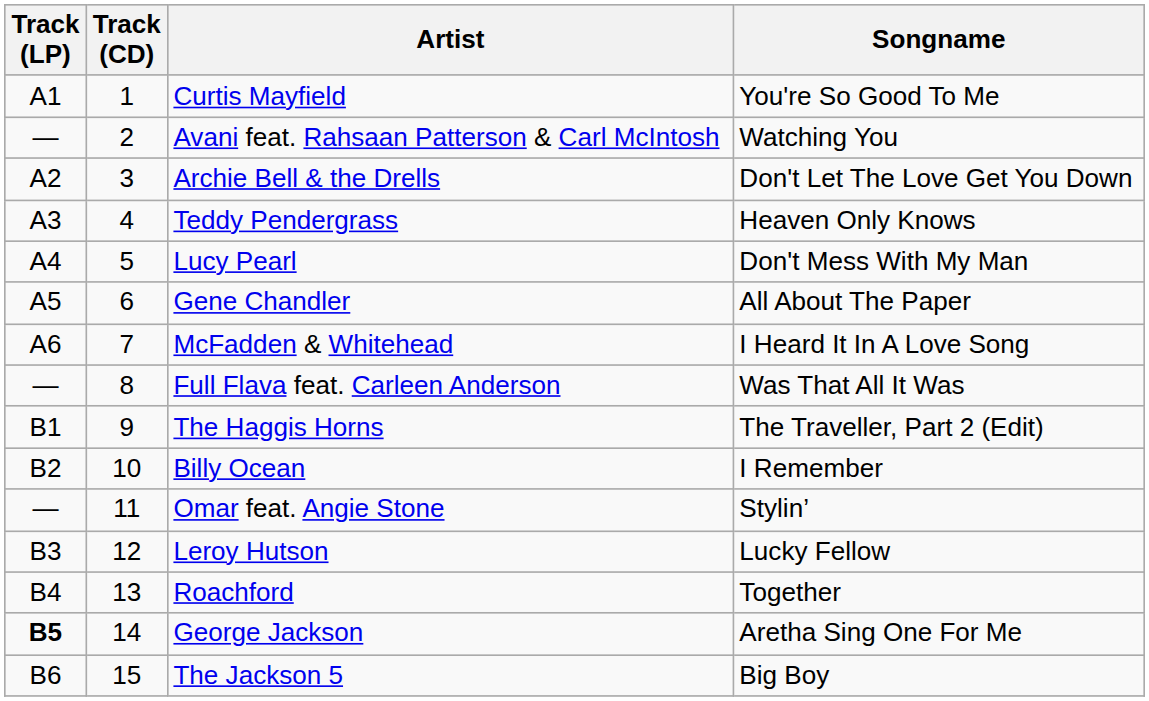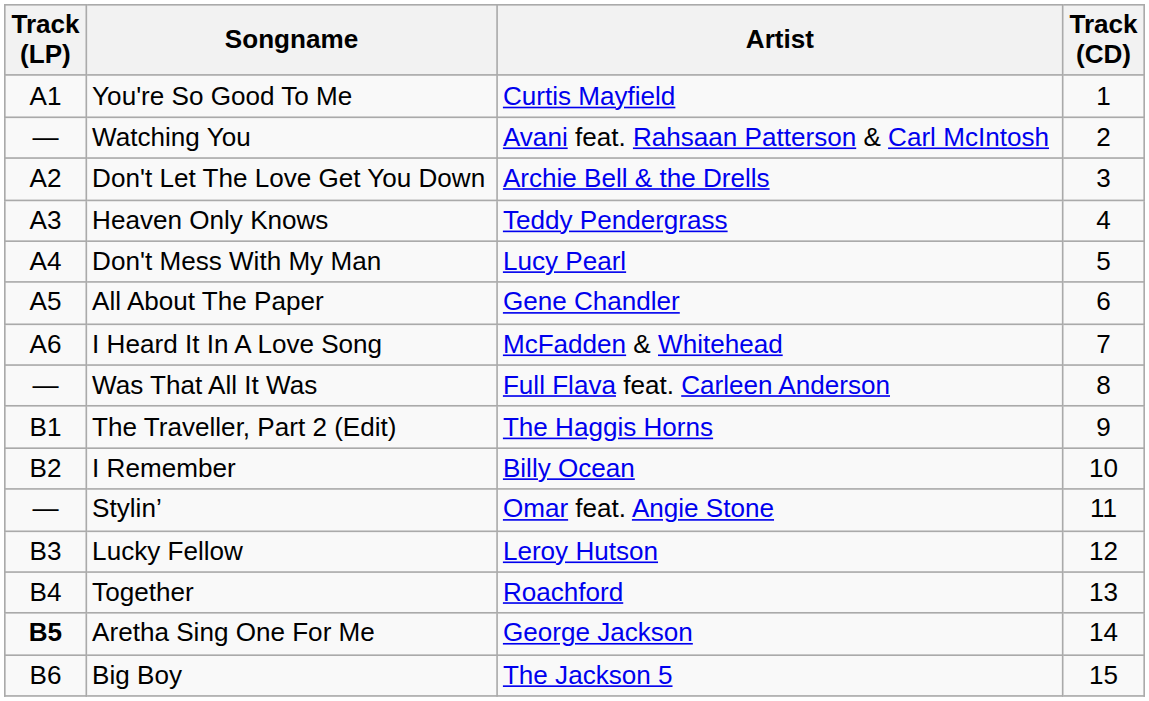columns swapped: (127, 39) <-> (939, 39)
